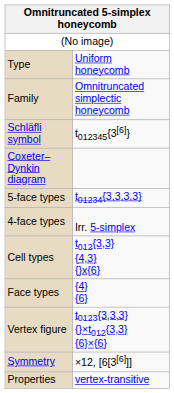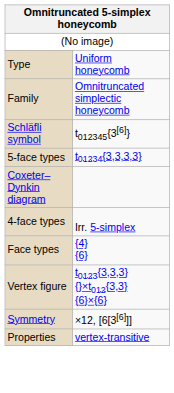rows swapped: (29, 168) <-> (36, 198)
- row: (31, 257)
